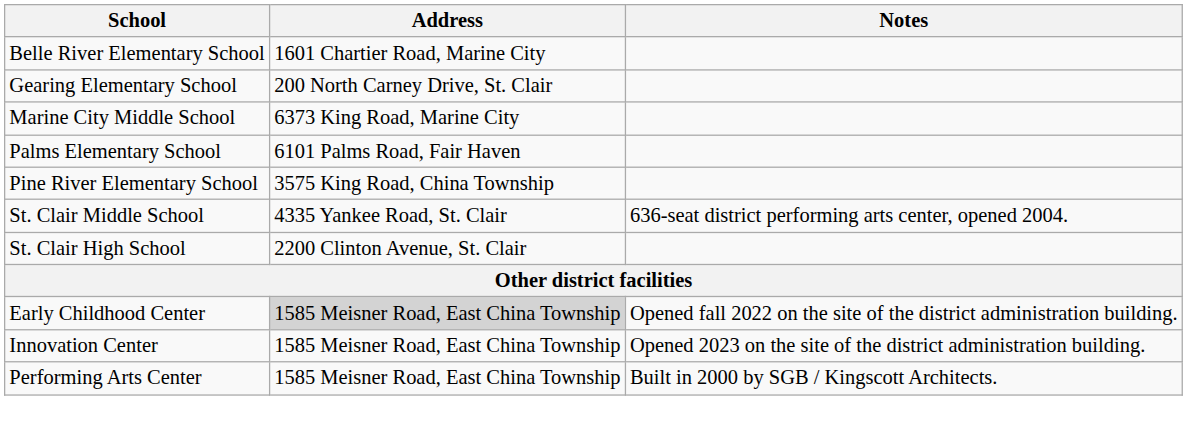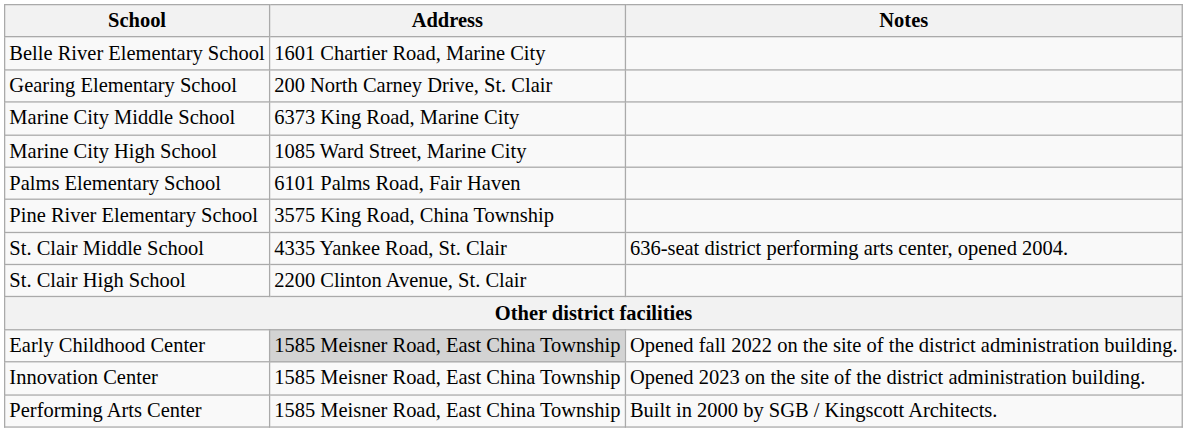+ row: (113, 150)
